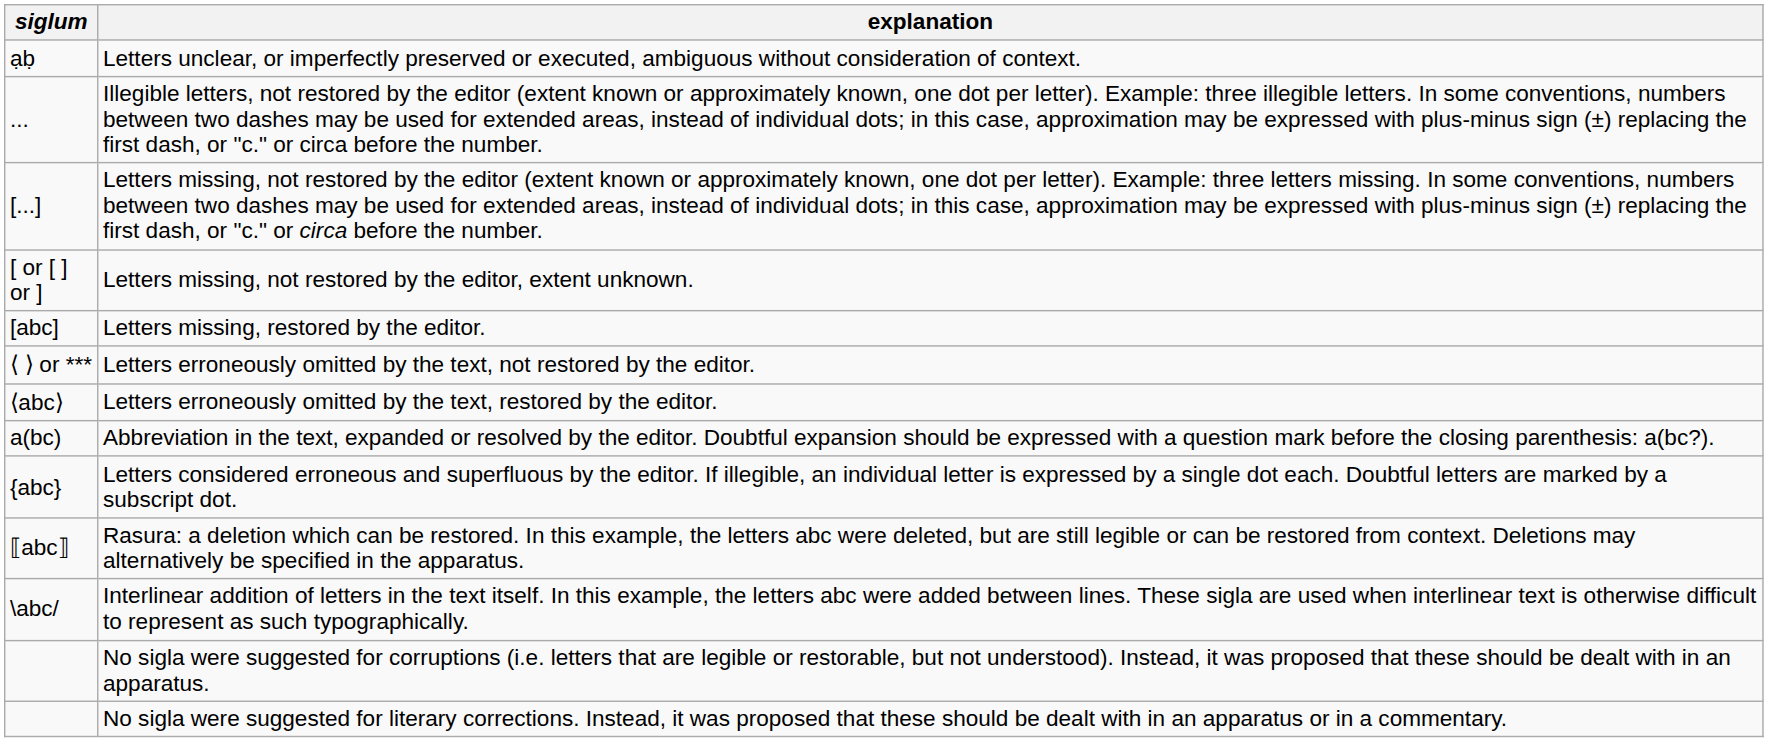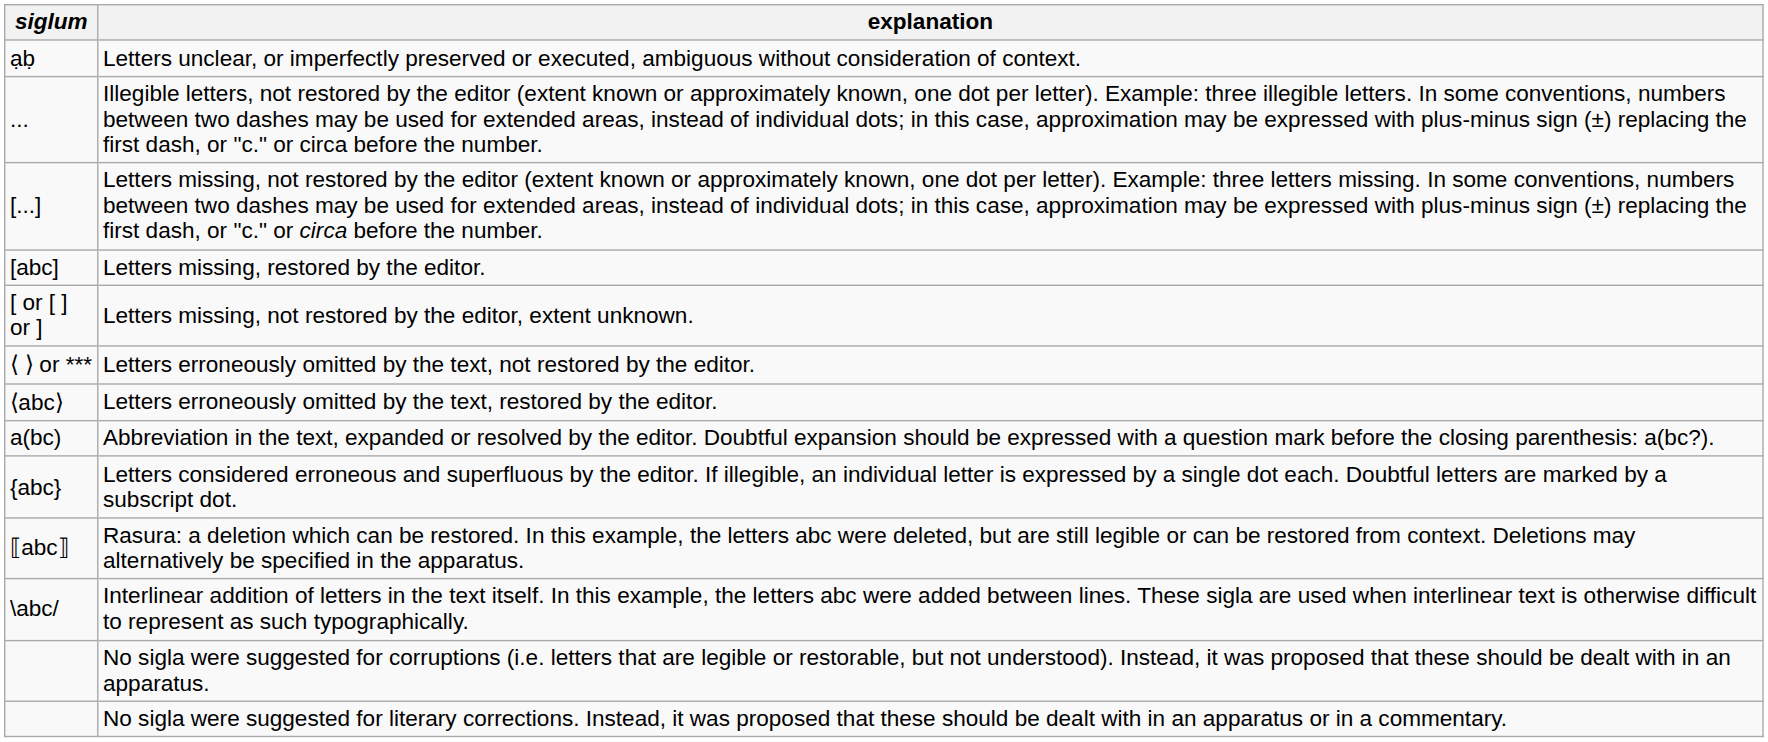rows swapped: (398, 279) <-> (294, 328)
